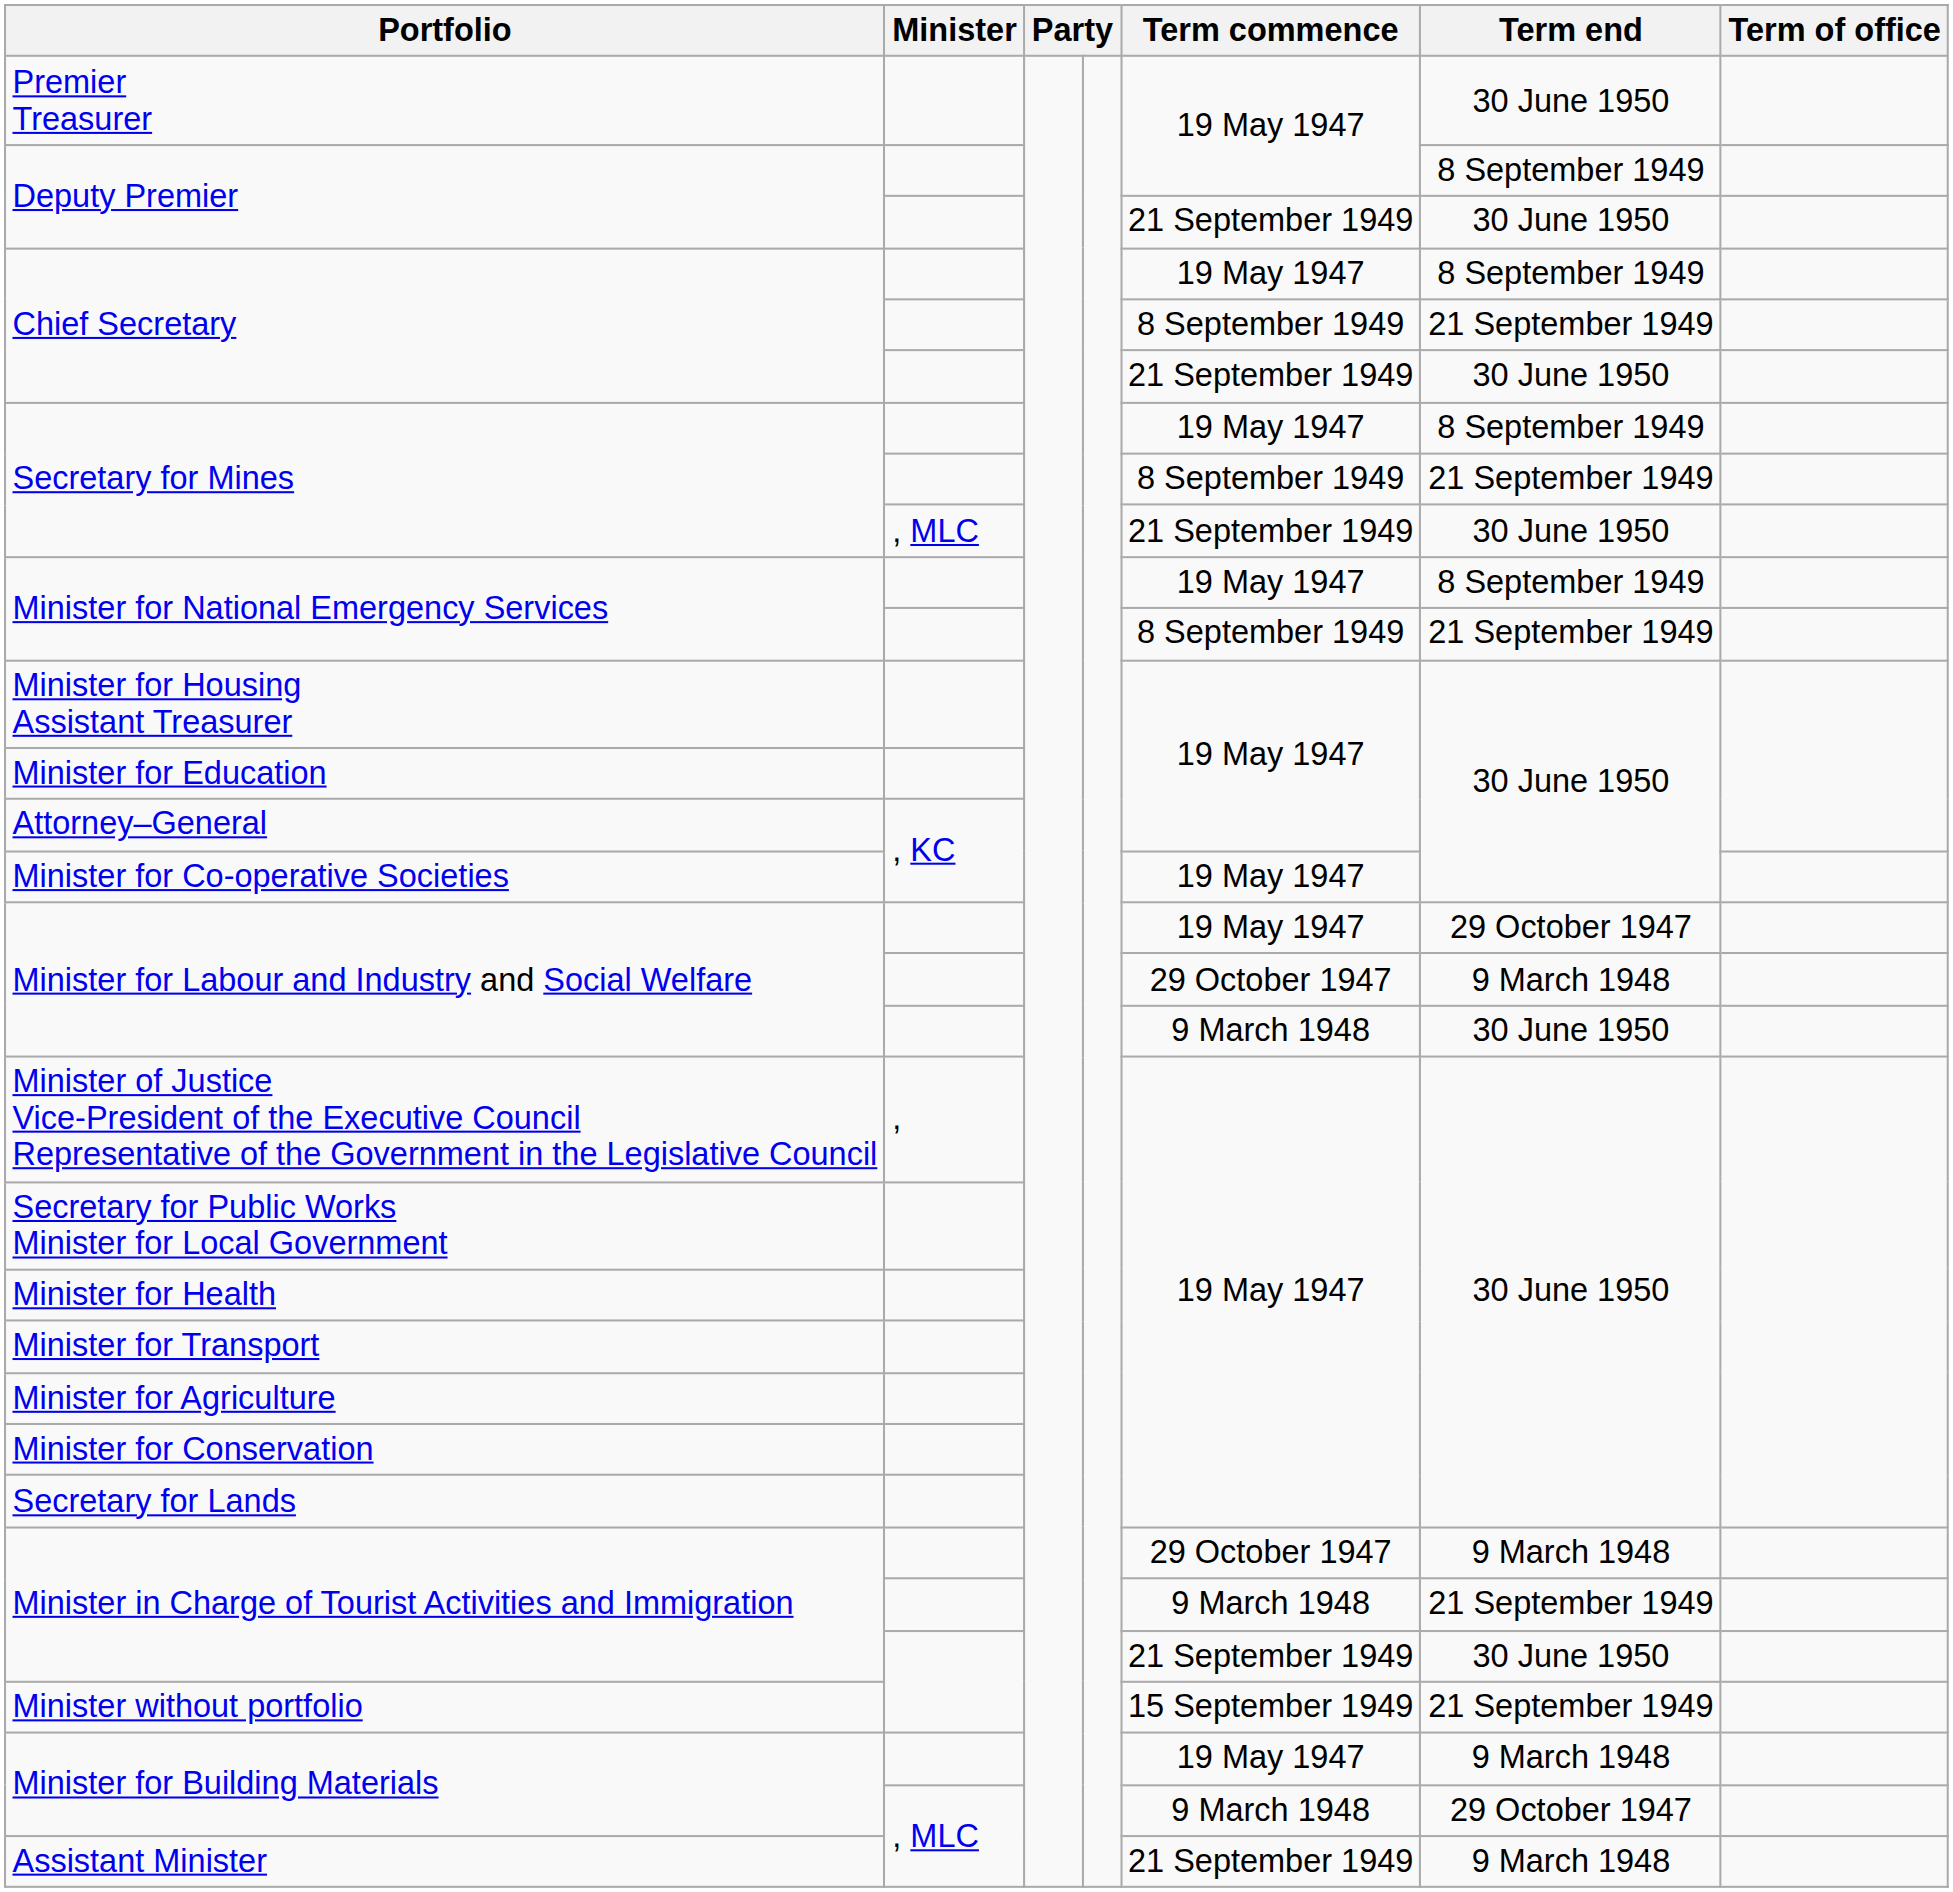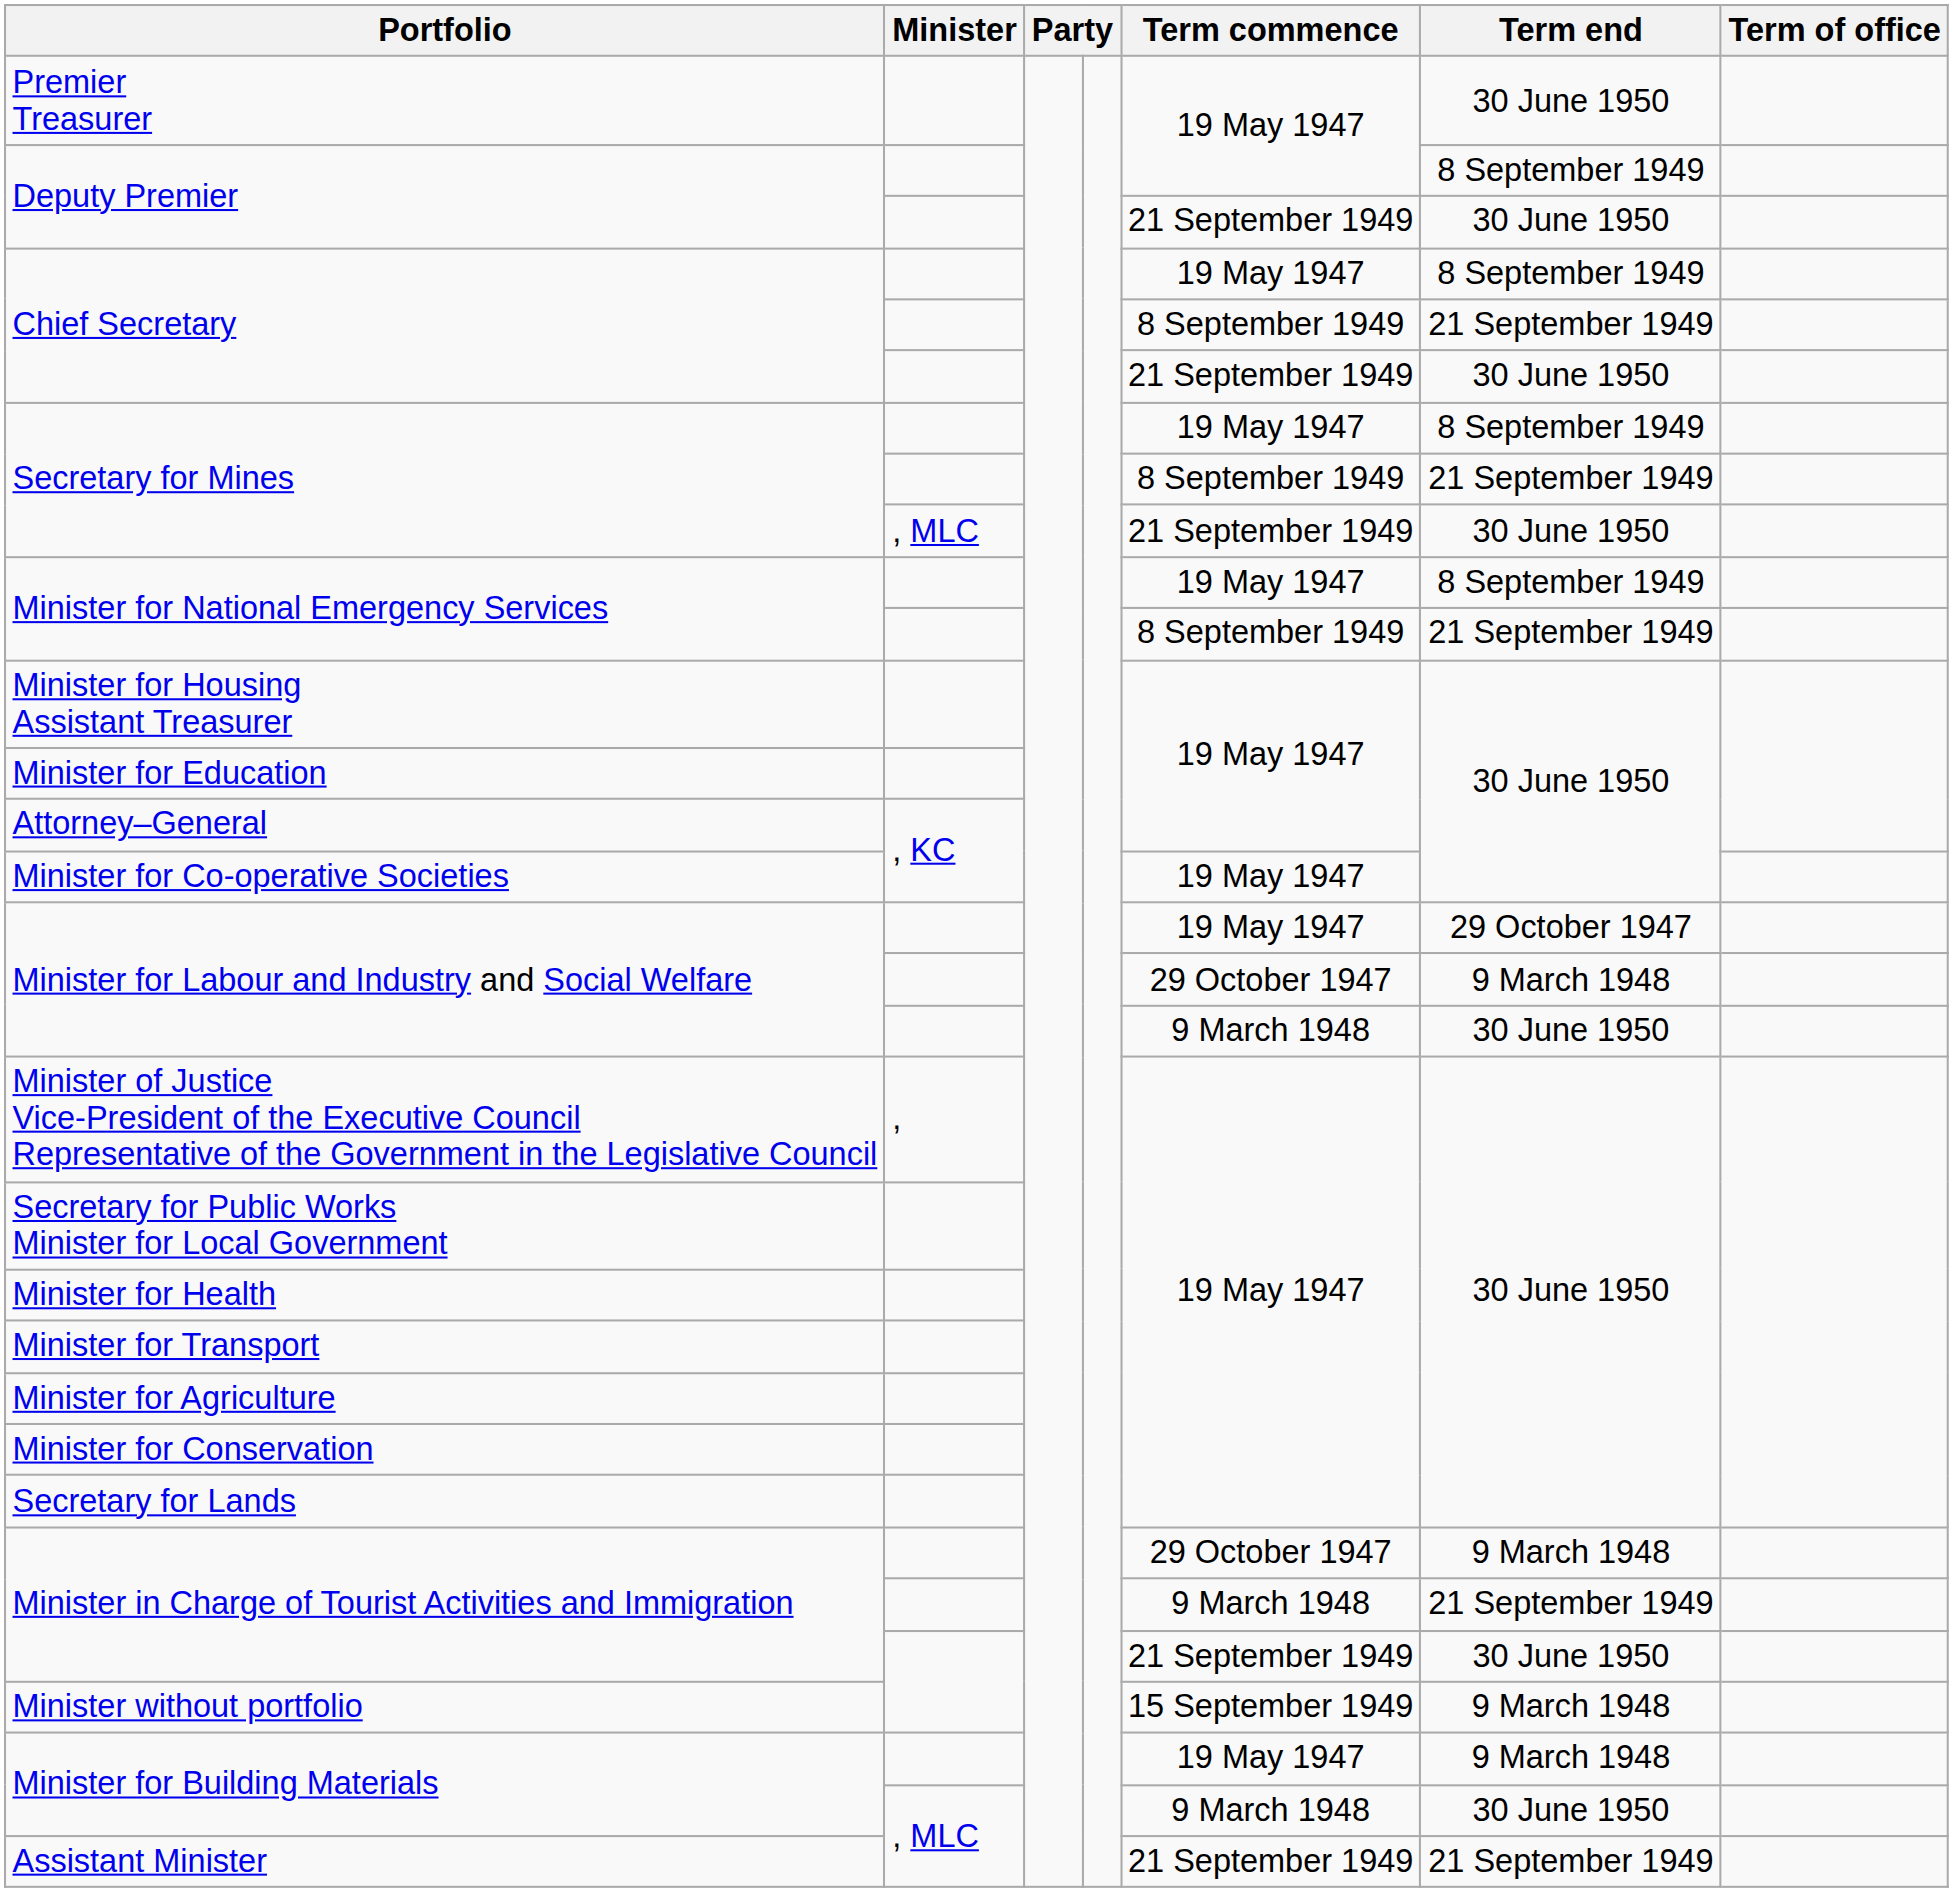(1571, 1706) 21 September 1949 -> (1571, 1706) 9 March 1948
(1571, 1809) 29 October 1947 -> (1571, 1809) 30 June 1950
(1571, 1861) 9 March 1948 -> (1571, 1861) 21 September 1949
